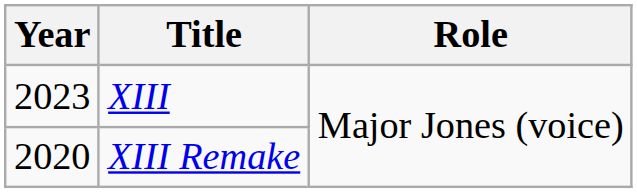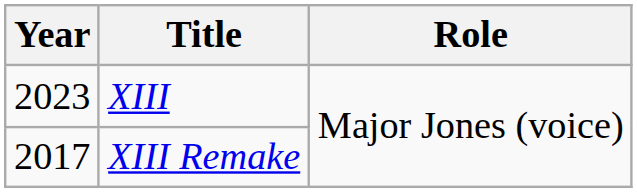(52, 156) 2020 -> (52, 156) 2017
